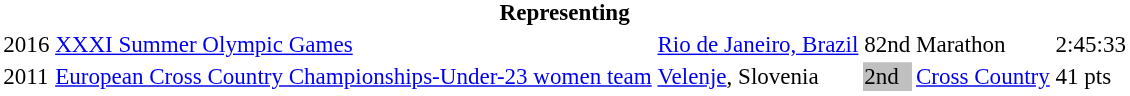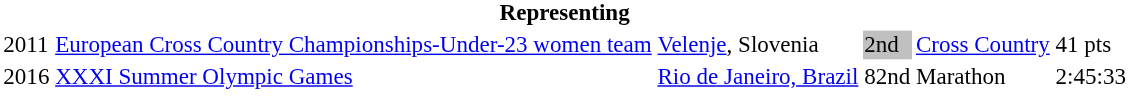rows swapped: (353, 76) <-> (204, 44)
